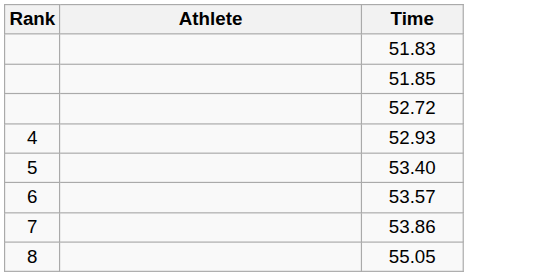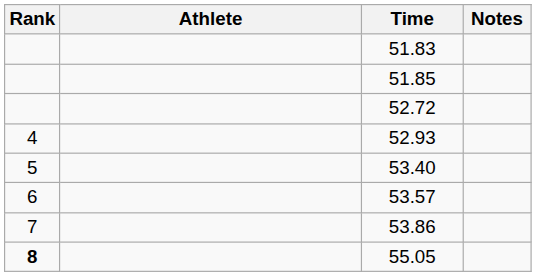+ column: (497, 19)
(32, 256) normal -> (32, 256) bold
